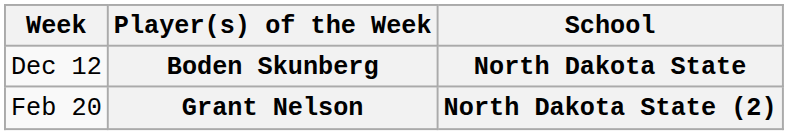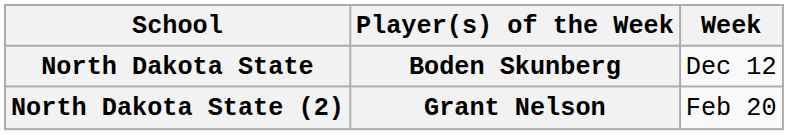columns swapped: (56, 26) <-> (610, 26)
